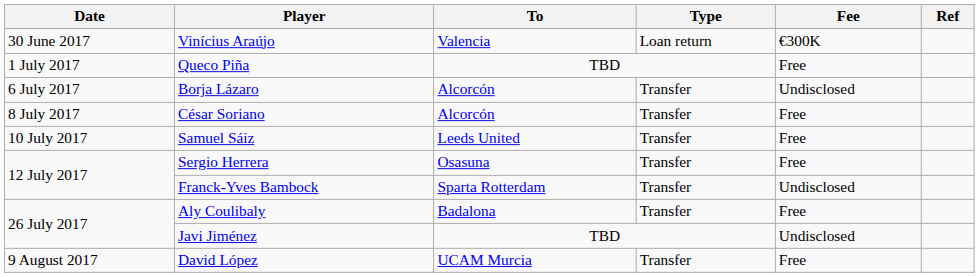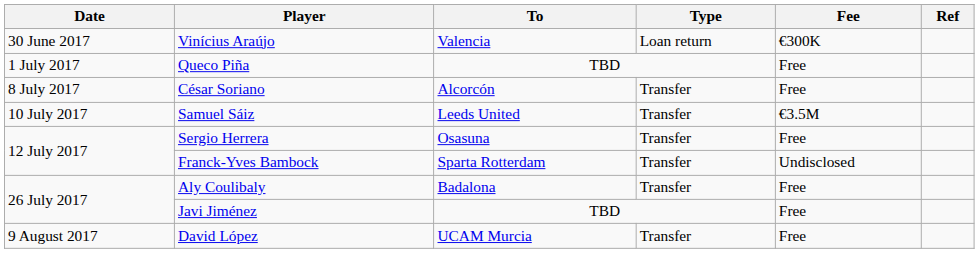- row: (218, 89)
(793, 138) Free -> (799, 114) €3.5M
(817, 235) Undisclosed -> (793, 211) Free
